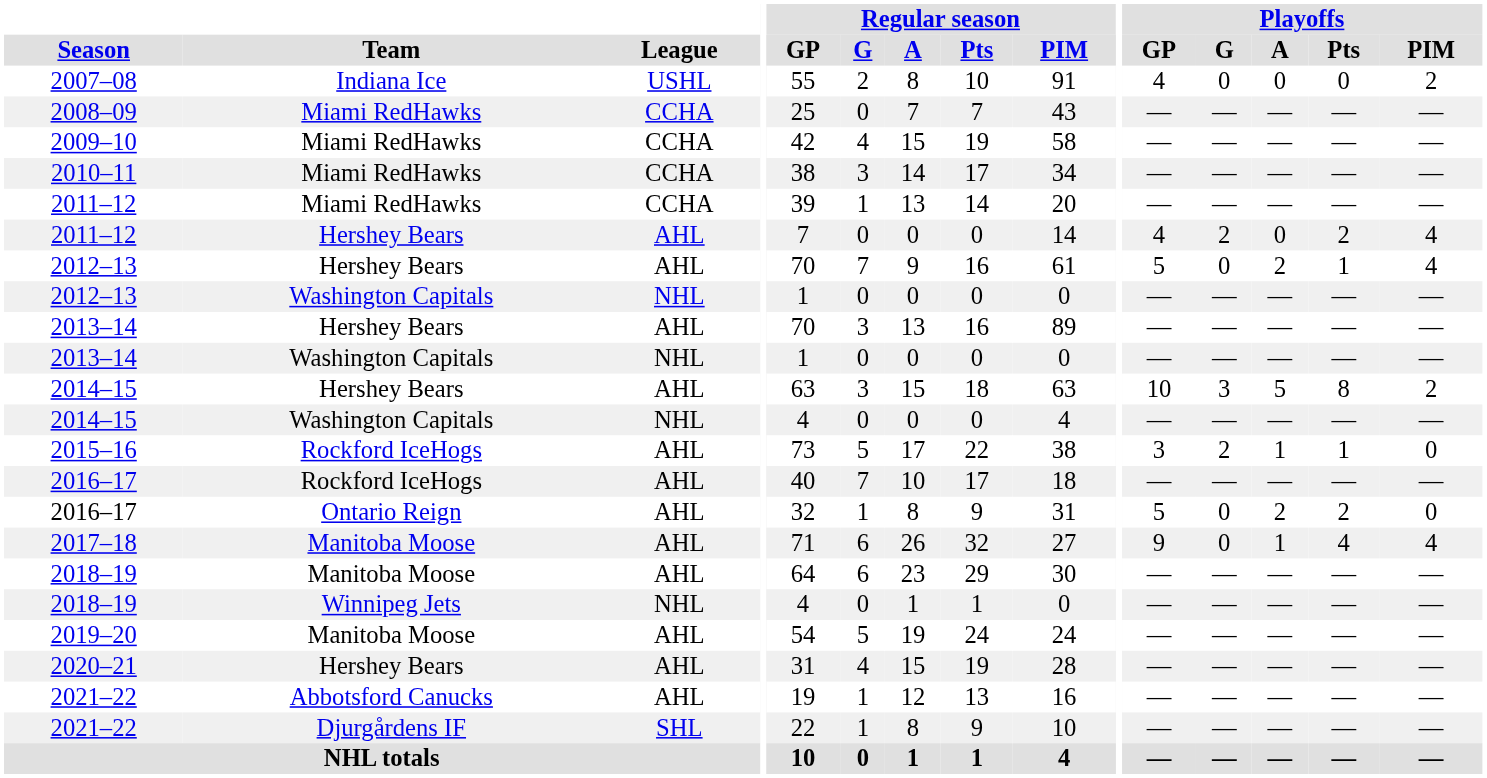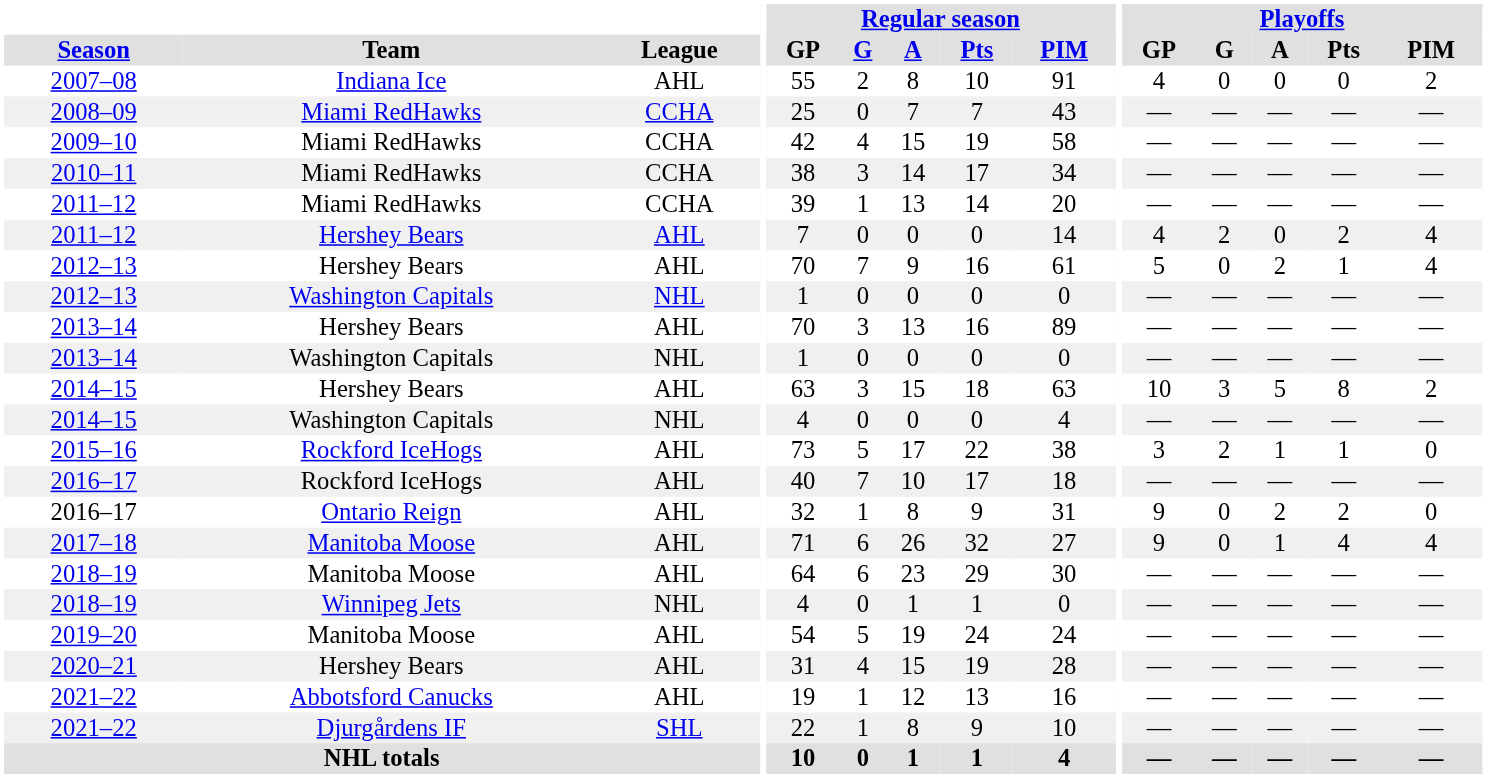(679, 80) USHL -> (679, 80) AHL
(1159, 511) 5 -> (1159, 511) 9
